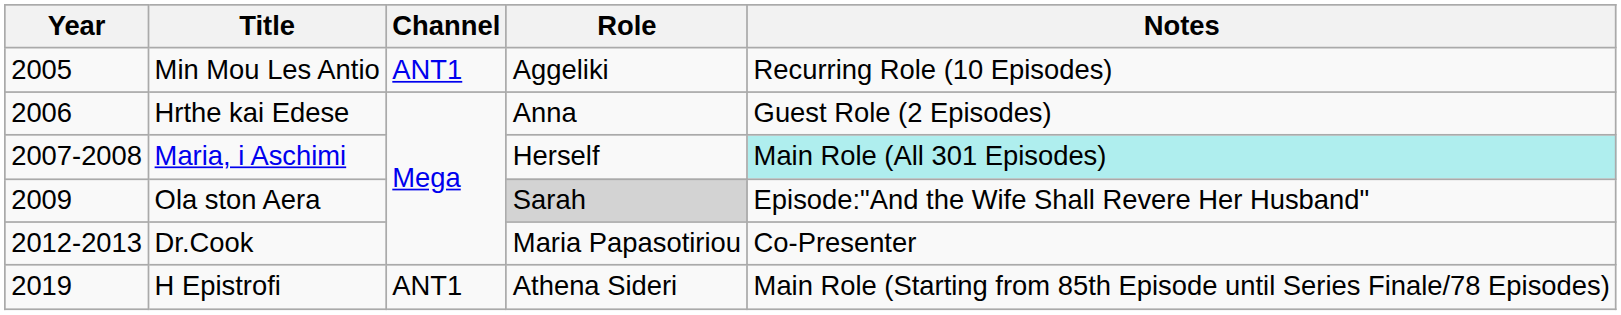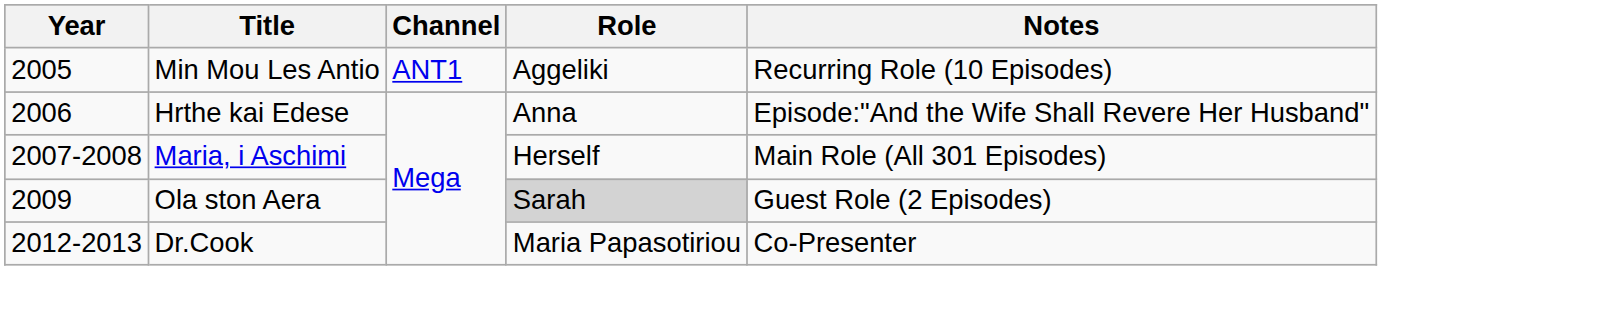(903, 112) Guest Role (2 Episodes) -> (1061, 112) Episode:"And the Wife Shall Revere Her Husband"
(930, 156) paleturquoise background -> (930, 156) no background
(1061, 199) Episode:"And the Wife Shall Revere Her Husband" -> (903, 199) Guest Role (2 Episodes)
- row: (218, 286)
